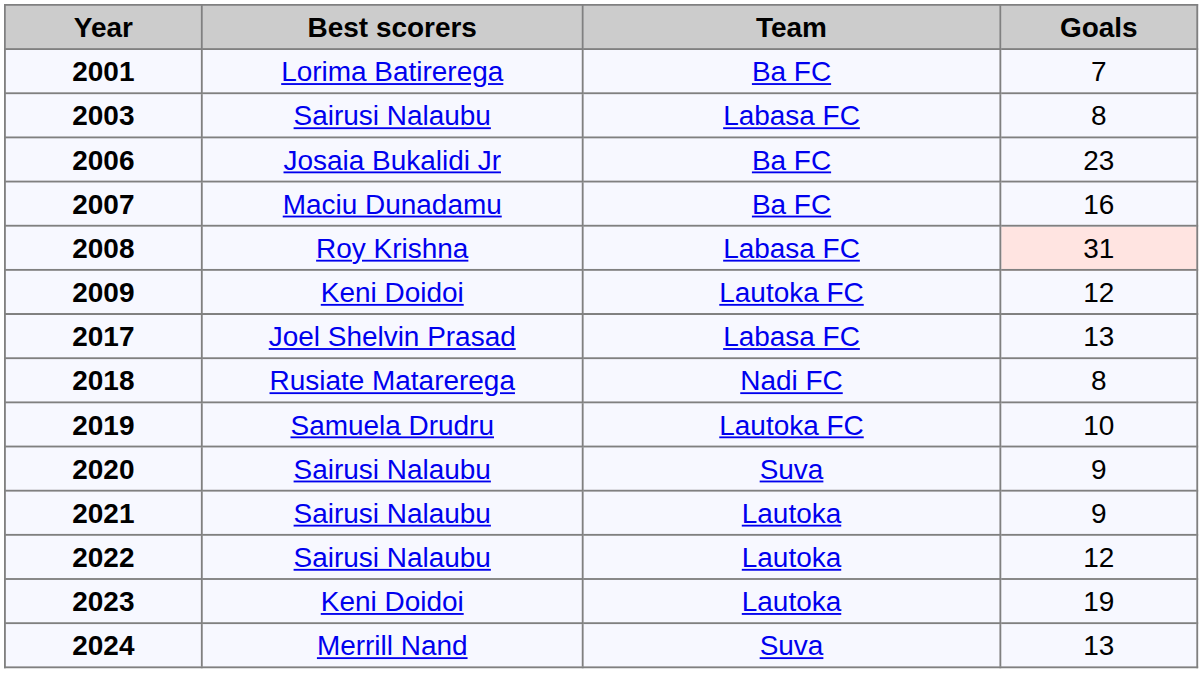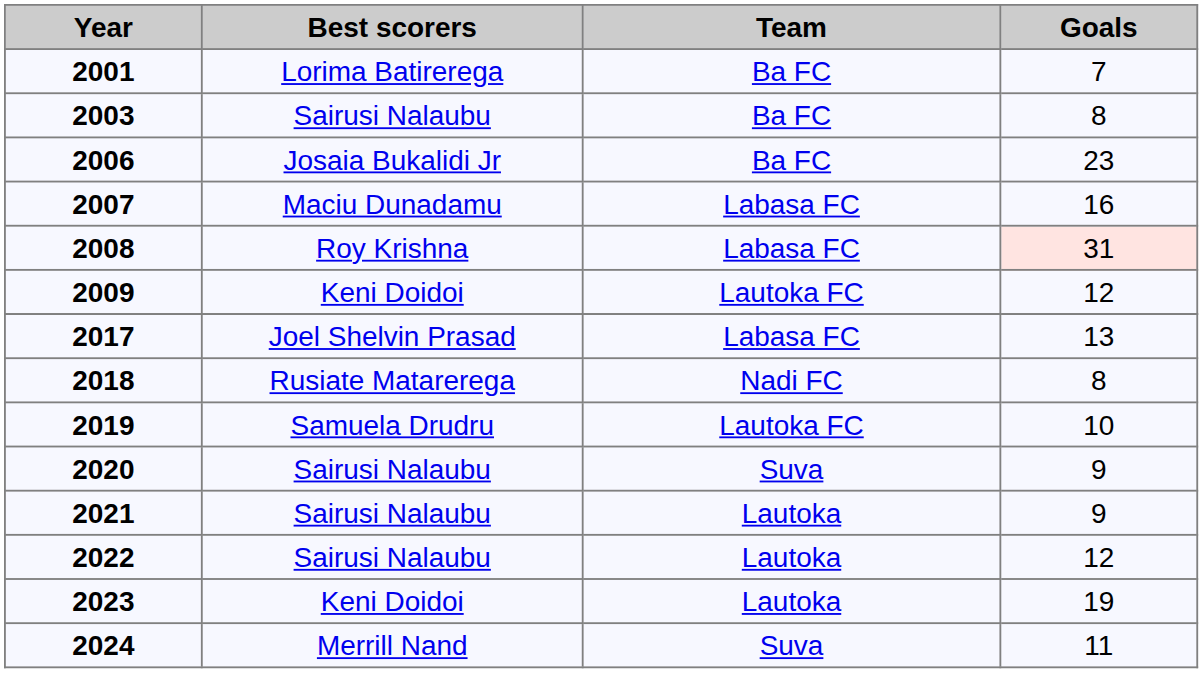(792, 115) Labasa FC -> (792, 115) Ba FC
(792, 204) Ba FC -> (792, 204) Labasa FC
(1099, 645) 13 -> (1099, 645) 11
